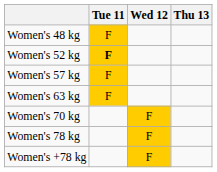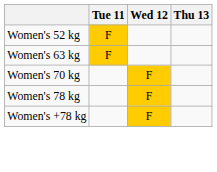- row: (44, 35)
(108, 55) bold -> (108, 35) normal
- row: (44, 75)
